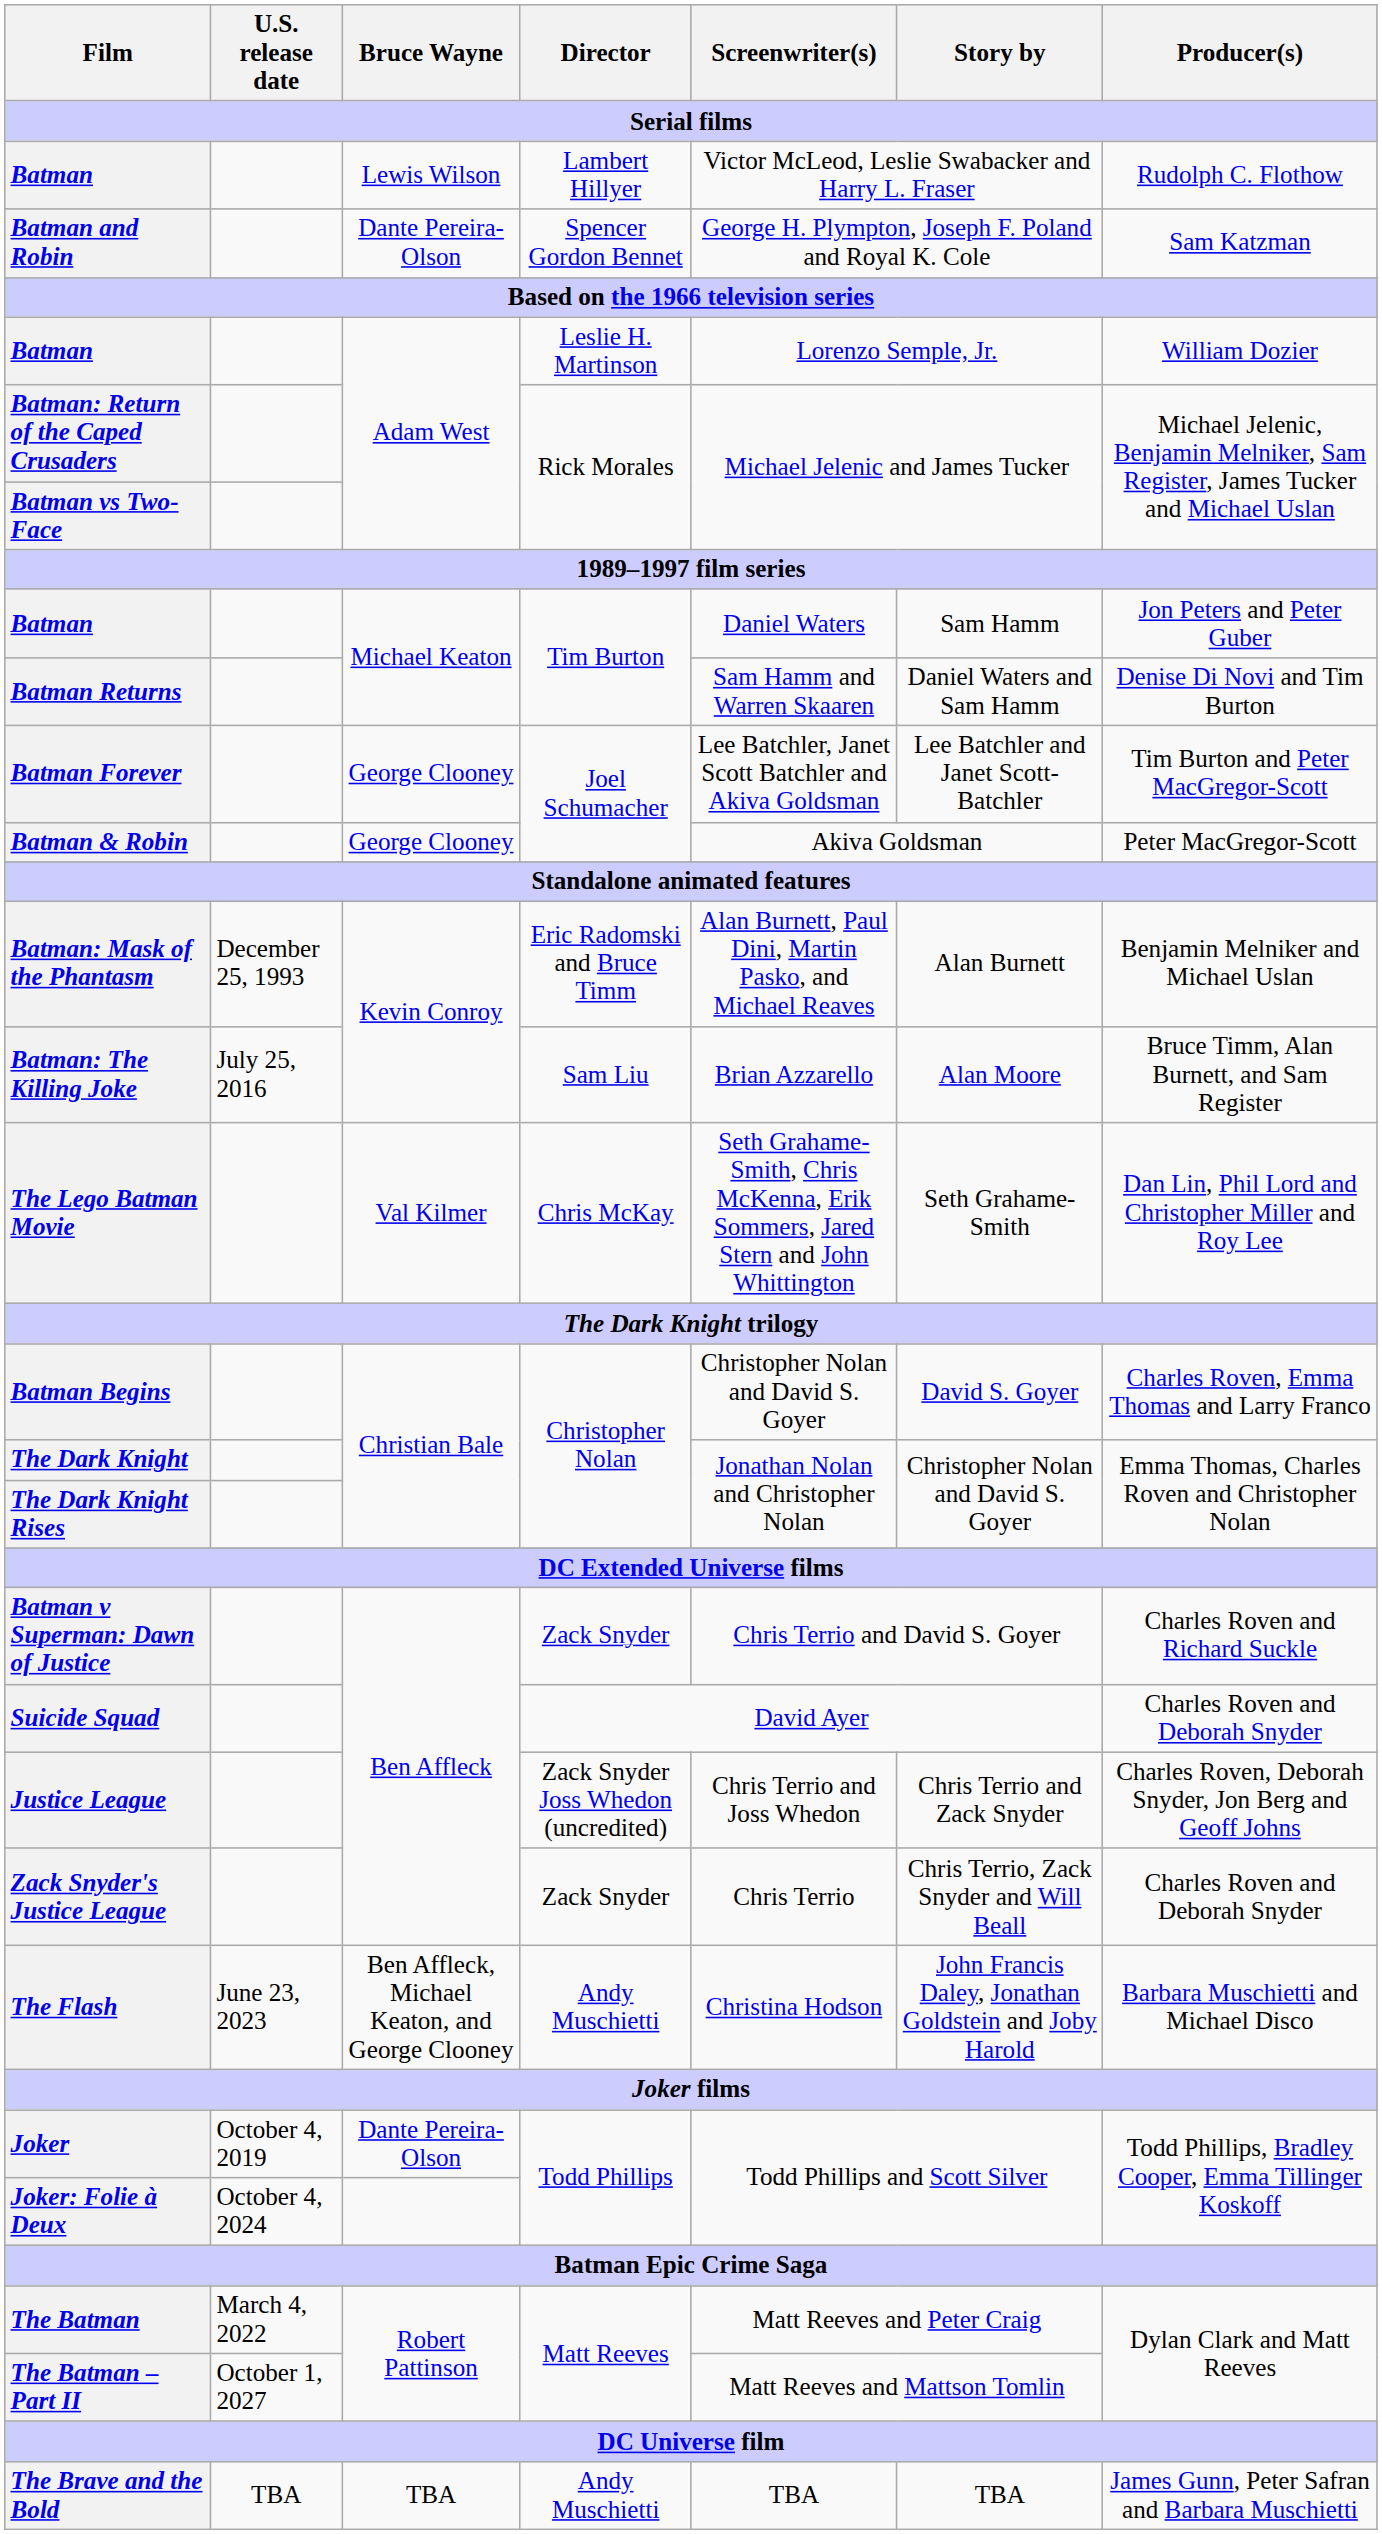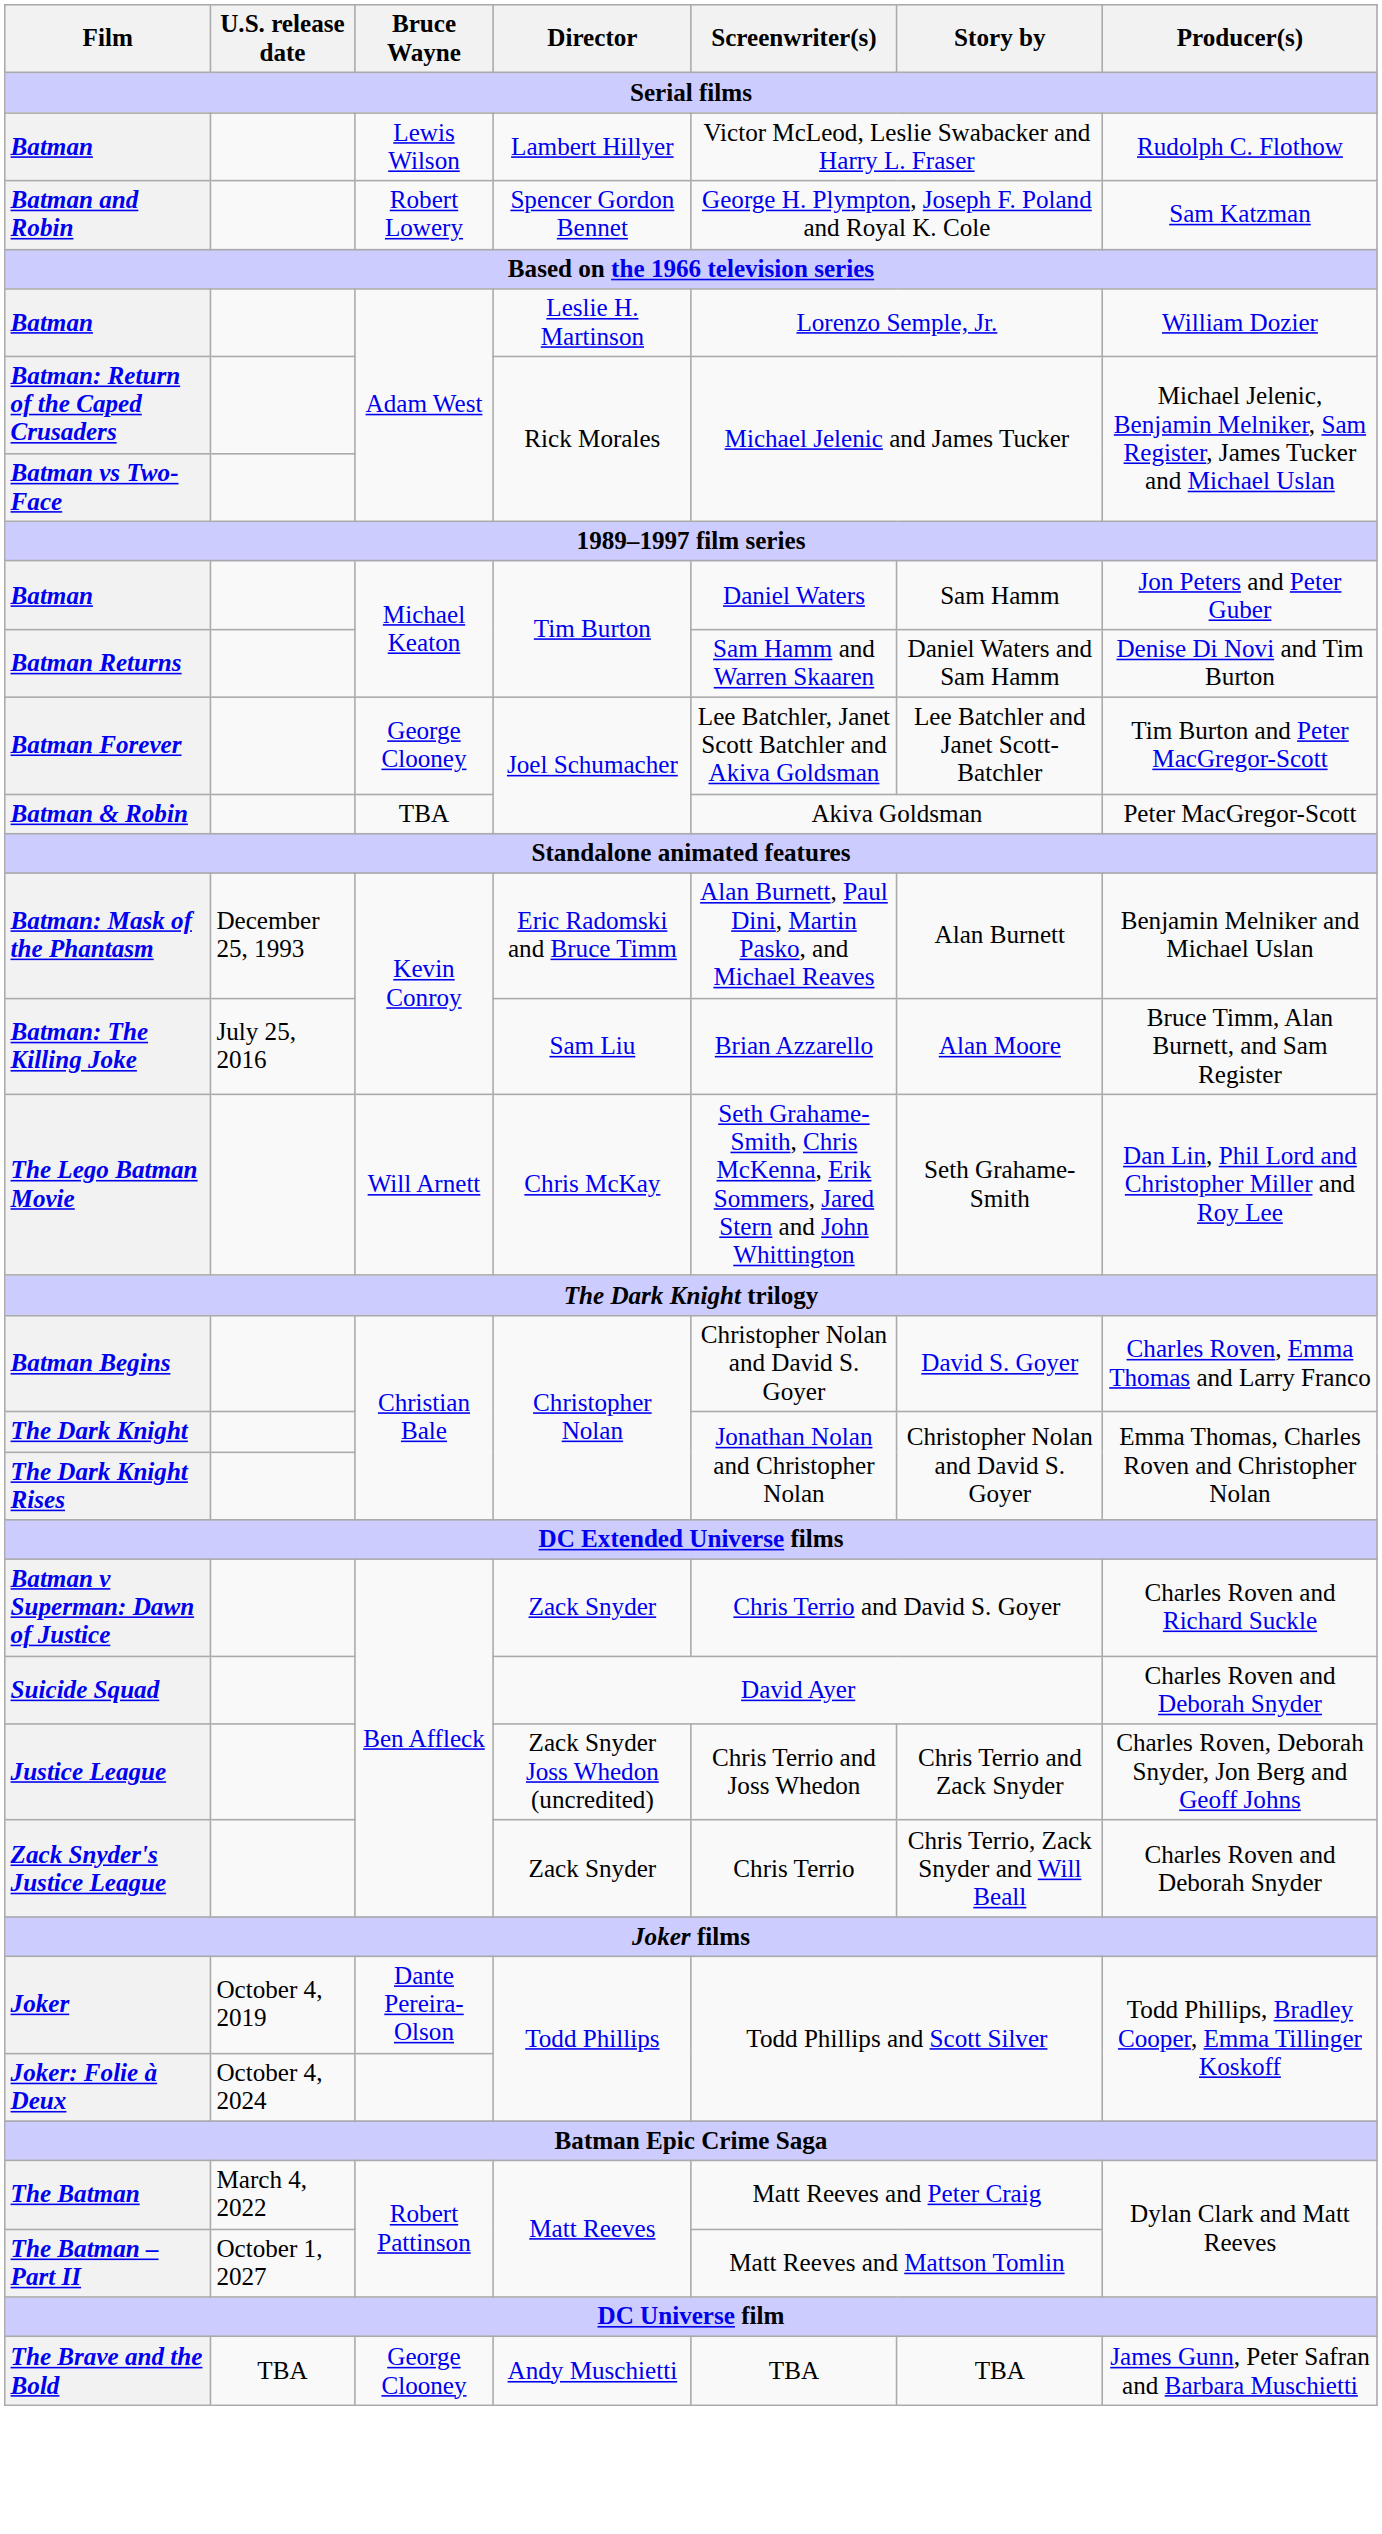(431, 242) Dante Pereira-Olson -> (424, 214) Robert Lowery
(431, 841) George Clooney -> (424, 813) TBA
(431, 1212) Val Kilmer -> (424, 1184) Will Arnett
- row: (64, 2006)
(431, 2495) TBA -> (424, 2370) George Clooney
